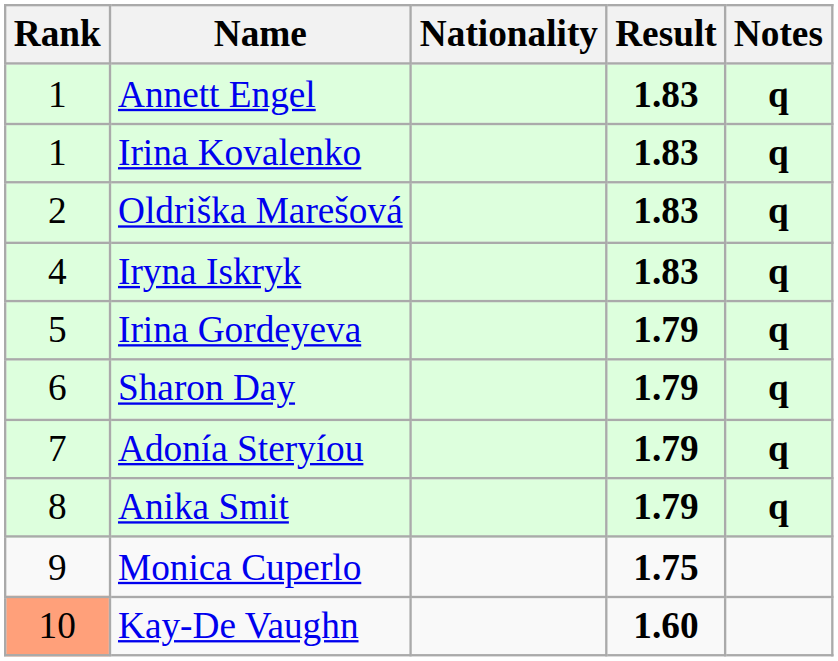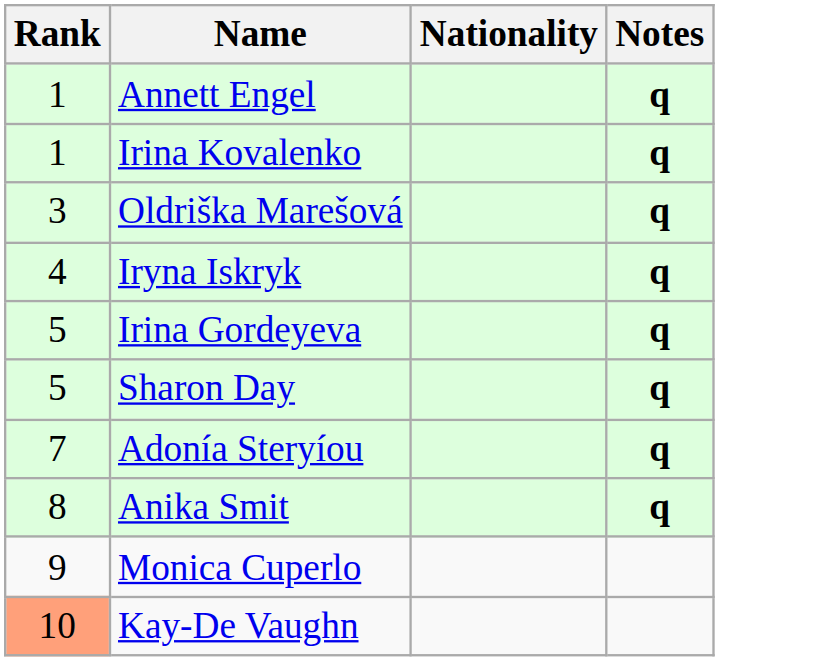- column: (666, 34)
(57, 211) 2 -> (57, 211) 3
(57, 388) 6 -> (57, 388) 5
